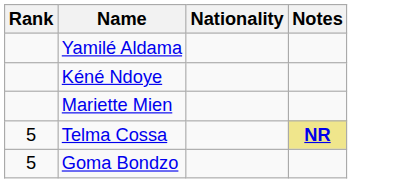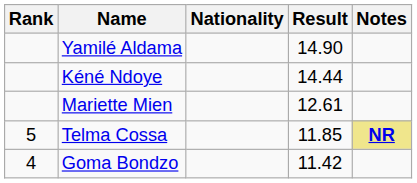+ column: (320, 18)
(31, 163) 5 -> (31, 163) 4
